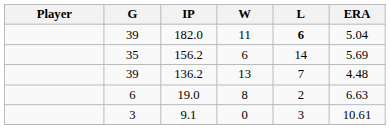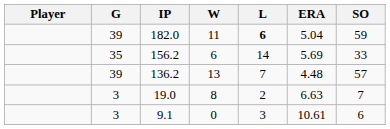+ column: (361, 14)
(132, 94) 6 -> (116, 94) 3
